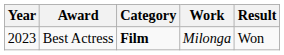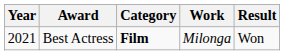(22, 38) 2023 -> (22, 38) 2021
